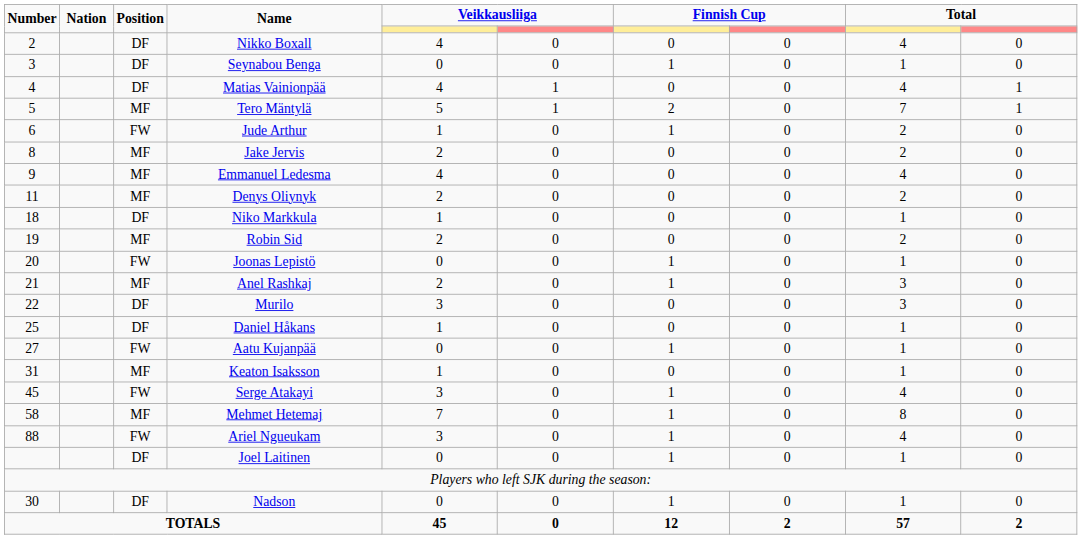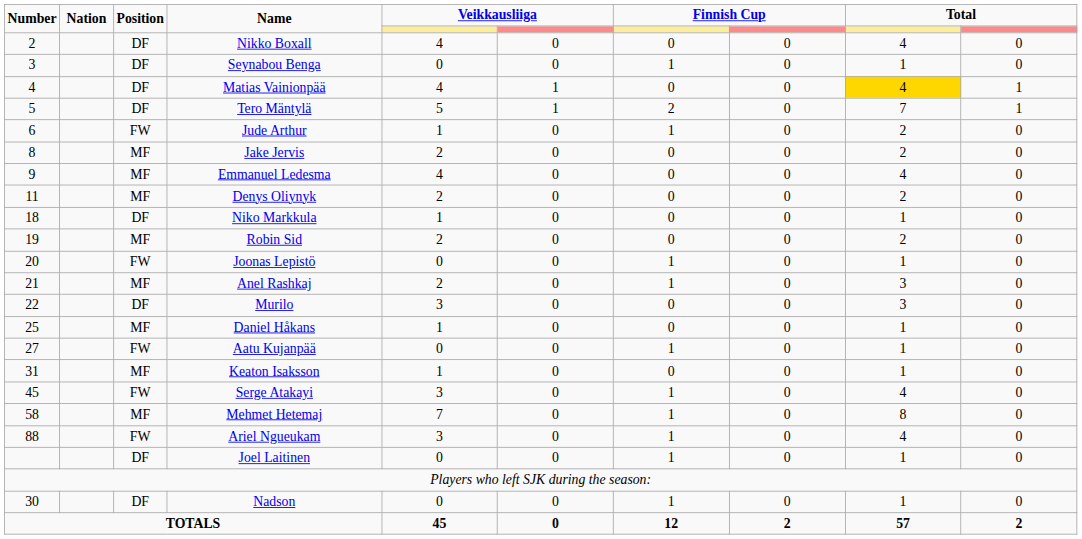(903, 87) no background -> (903, 87) gold background
(140, 109) MF -> (140, 109) DF
(140, 327) DF -> (140, 327) MF
